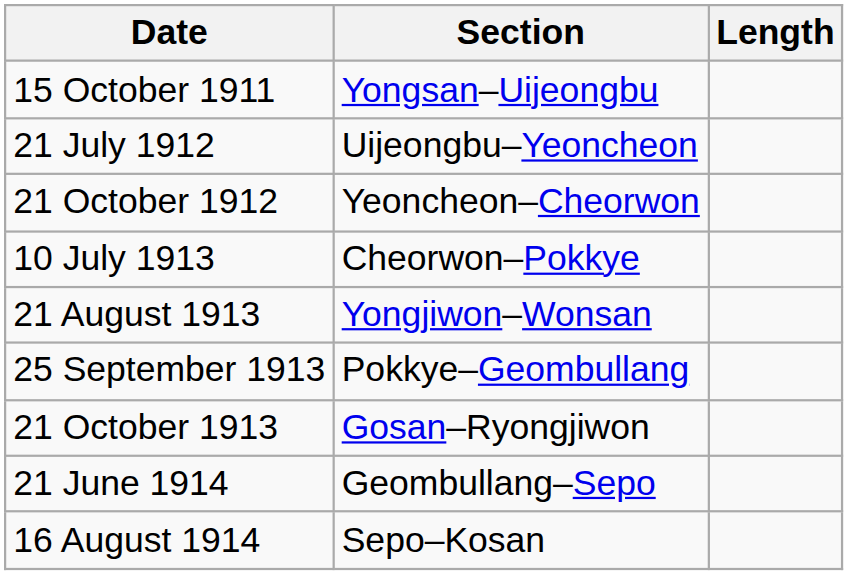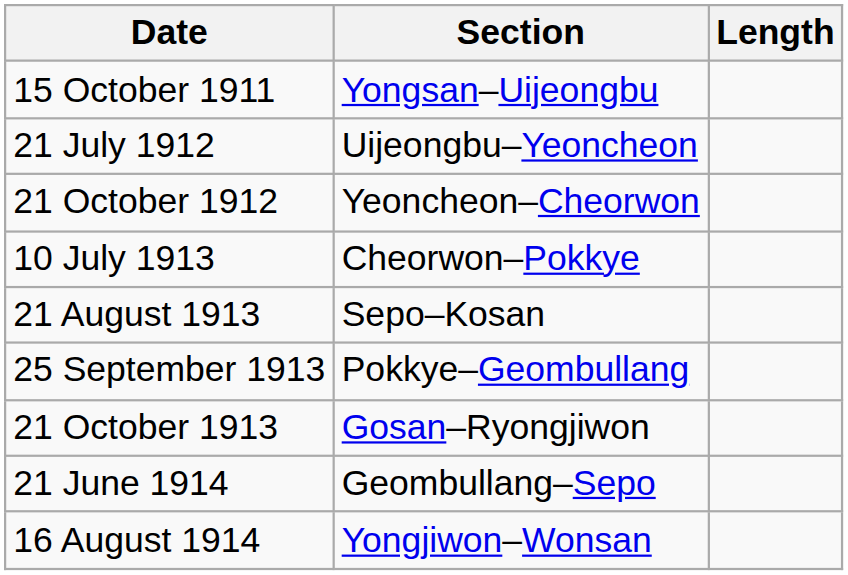(497, 314) Yongjiwon–Wonsan -> (443, 314) Sepo–Kosan
(443, 539) Sepo–Kosan -> (497, 539) Yongjiwon–Wonsan
